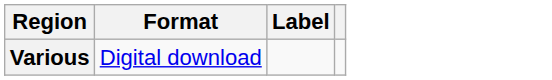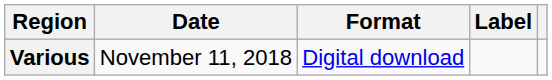+ column: (196, 22)
